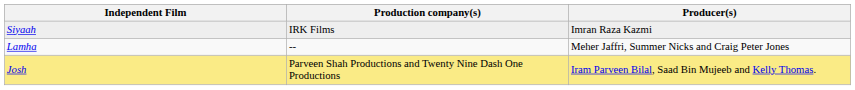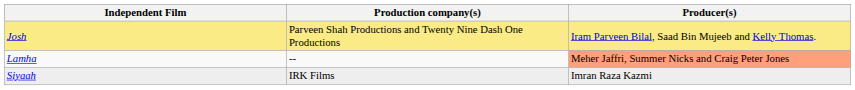rows swapped: (17, 70) <-> (21, 30)
(680, 47) no background -> (680, 59) lightsalmon background
